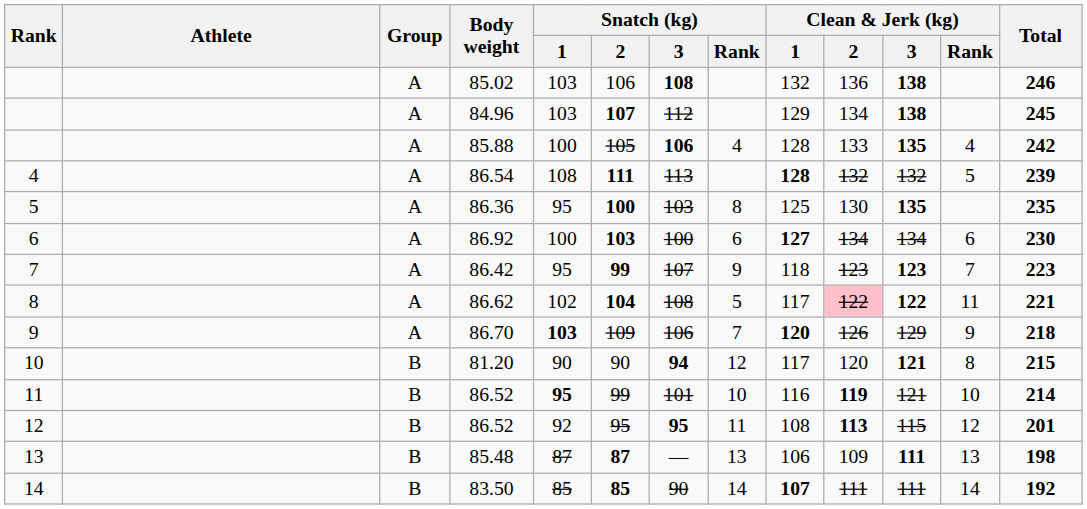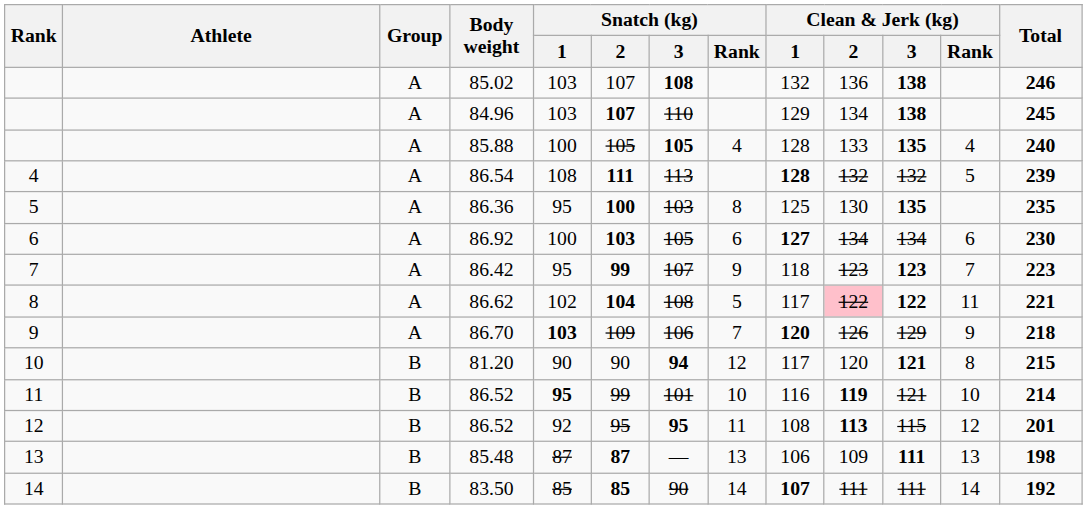(620, 82) 106 -> (620, 82) 107
(679, 113) 112 -> (679, 113) 110
(679, 144) 106 -> (679, 144) 105
(1041, 144) 242 -> (1041, 144) 240
(679, 238) 100 -> (679, 238) 105
